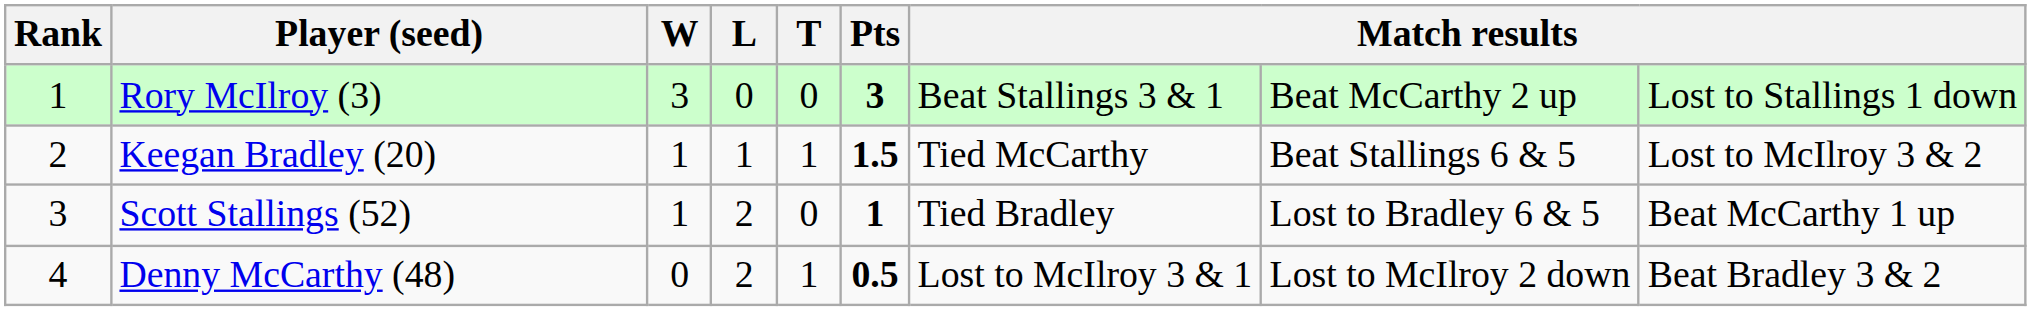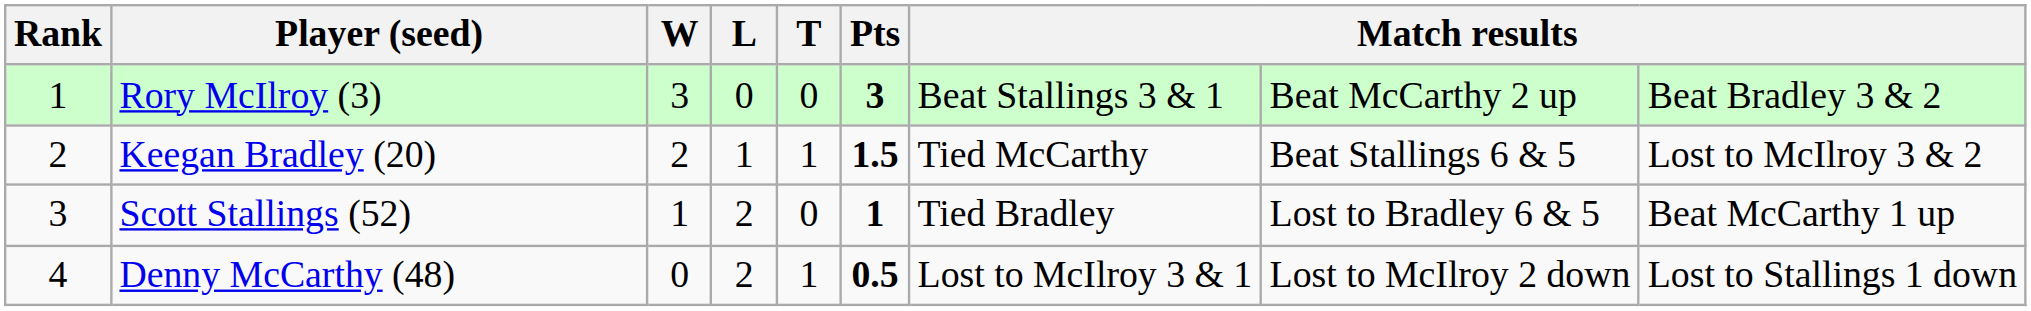(1832, 94) Lost to Stallings 1 down -> (1795, 94) Beat Bradley 3 & 2
(680, 154) 1 -> (680, 154) 2
(1795, 273) Beat Bradley 3 & 2 -> (1832, 273) Lost to Stallings 1 down
